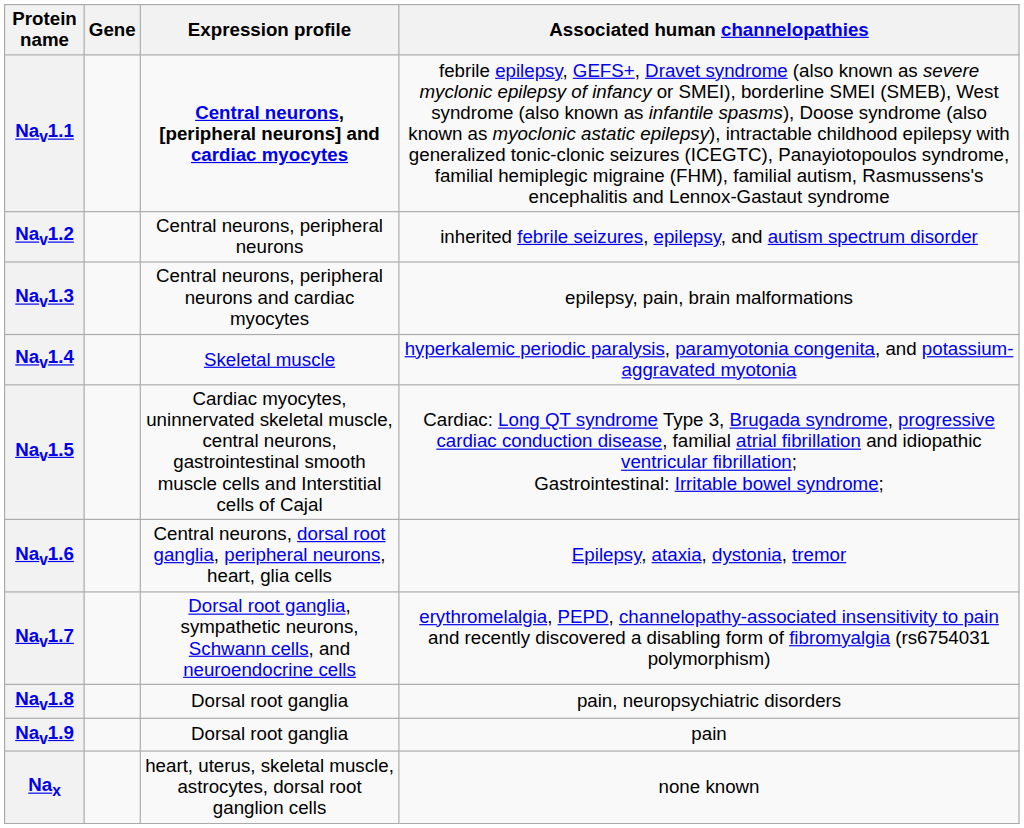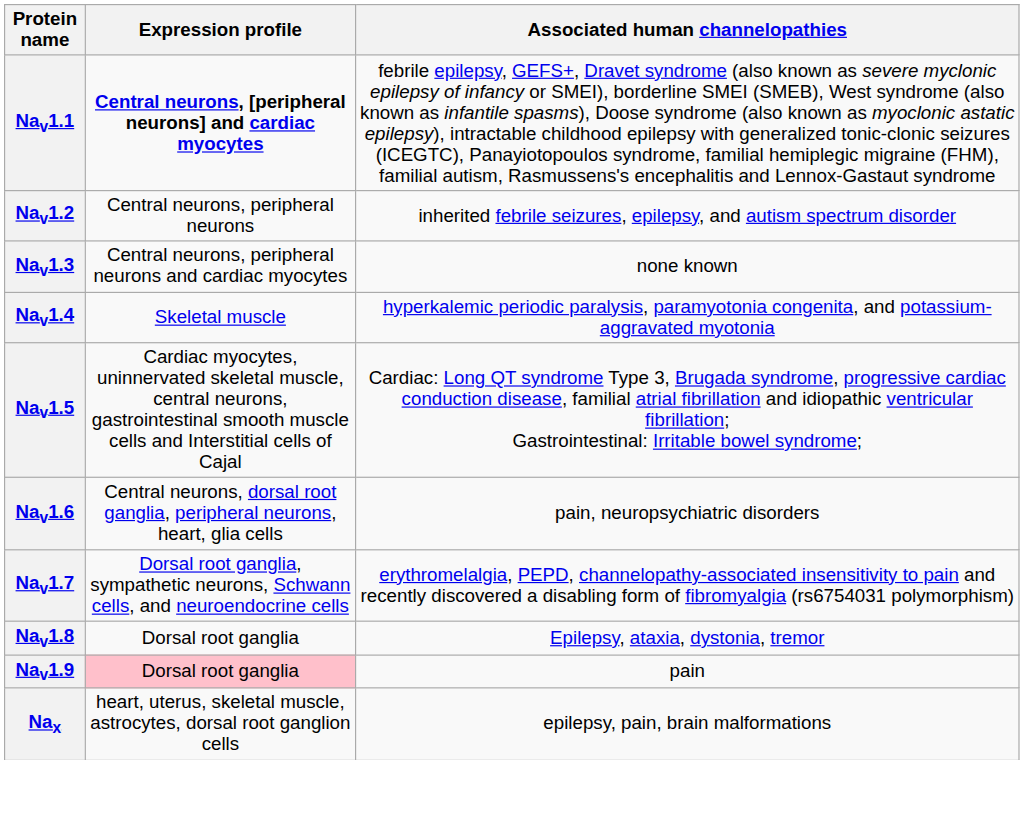- column: (112, 29)
(709, 297) epilepsy, pain, brain malformations -> (687, 266) none known
(709, 555) Epilepsy, ataxia, dystonia, tremor -> (687, 513) pain, neuropsychiatric disorders
(709, 700) pain, neuropsychiatric disorders -> (687, 637) Epilepsy, ataxia, dystonia, tremor
(270, 734) no background -> (220, 671) pink background
(709, 787) none known -> (687, 723) epilepsy, pain, brain malformations
